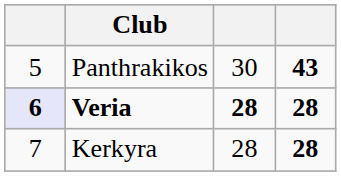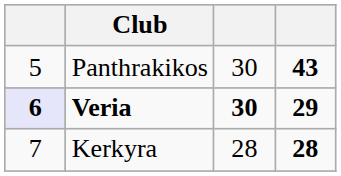(244, 107) 28 -> (244, 107) 30
(305, 107) 28 -> (305, 107) 29
